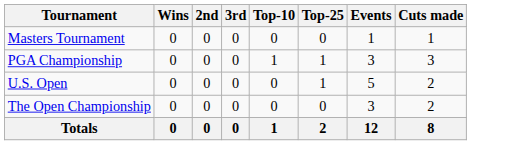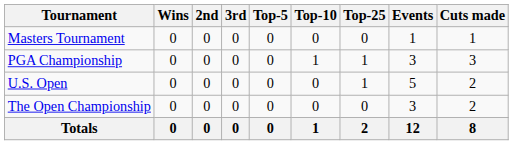+ column: (270, 15)
